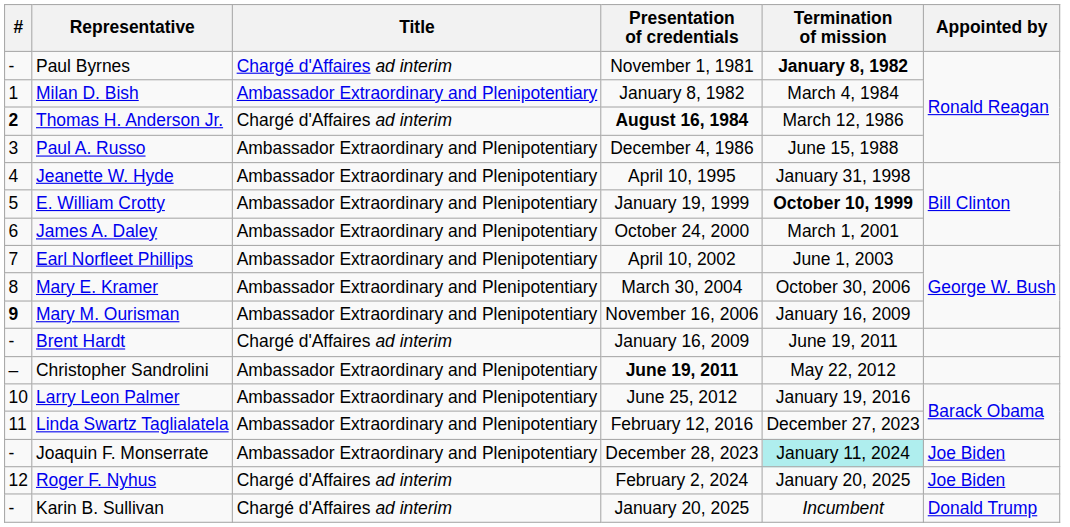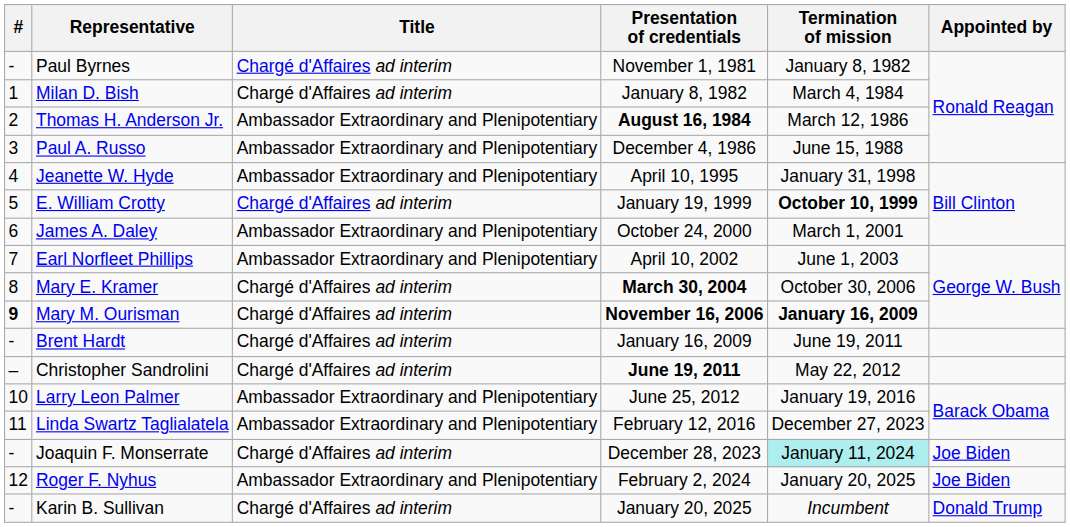(843, 65) bold -> (848, 65) normal
(417, 93) Ambassador Extraordinary and Plenipotentiary -> (344, 93) Chargé d'Affaires ad interim
(13, 120) bold -> (13, 120) normal
(344, 120) Chargé d'Affaires ad interim -> (417, 120) Ambassador Extraordinary and Plenipotentiary
(417, 203) Ambassador Extraordinary and Plenipotentiary -> (344, 203) Chargé d'Affaires ad interim
(417, 286) Ambassador Extraordinary and Plenipotentiary -> (344, 286) Chargé d'Affaires ad interim
(682, 286) normal -> (684, 286) bold
(417, 314) Ambassador Extraordinary and Plenipotentiary -> (344, 314) Chargé d'Affaires ad interim
(682, 314) normal -> (684, 314) bold
(843, 314) normal -> (848, 314) bold
(417, 369) Ambassador Extraordinary and Plenipotentiary -> (344, 369) Chargé d'Affaires ad interim
(417, 452) Ambassador Extraordinary and Plenipotentiary -> (344, 452) Chargé d'Affaires ad interim
(344, 480) Chargé d'Affaires ad interim -> (417, 480) Ambassador Extraordinary and Plenipotentiary
